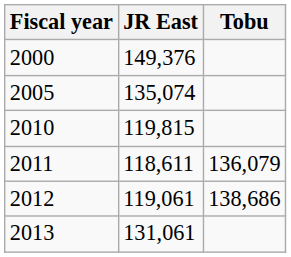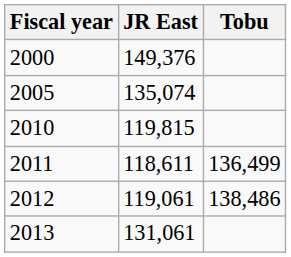(244, 163) 136,079 -> (244, 163) 136,499
(244, 198) 138,686 -> (244, 198) 138,486
